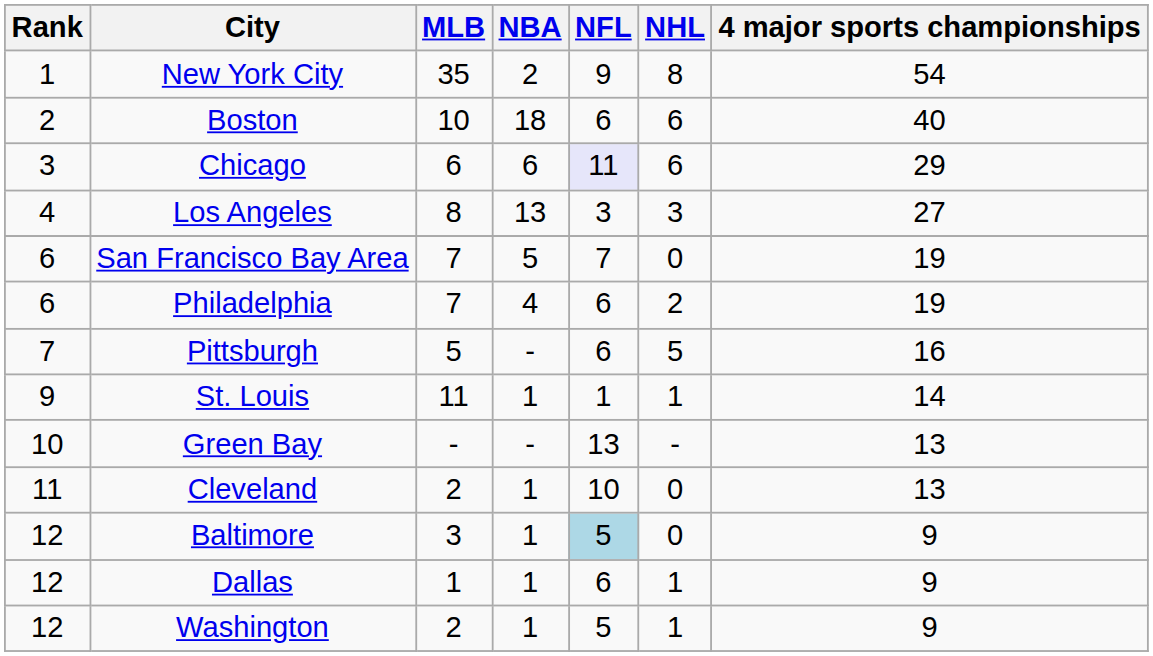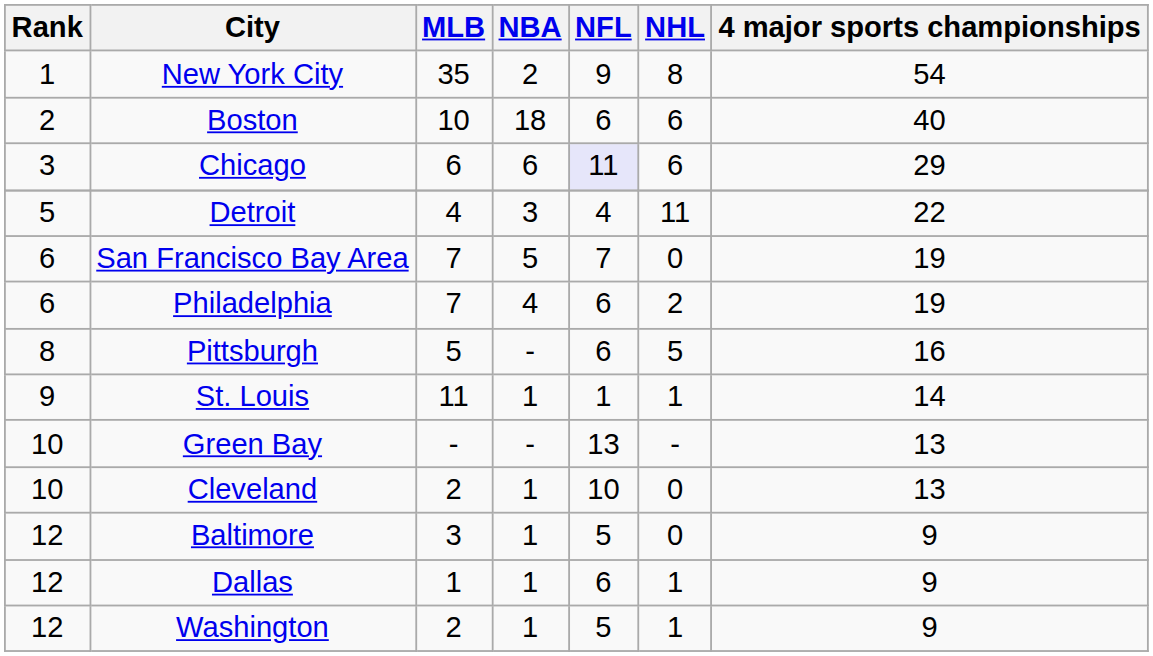- row: (252, 212)
+ row: (252, 212)
(47, 350) 7 -> (47, 350) 8
(47, 489) 11 -> (47, 489) 10
(603, 535) lightblue background -> (603, 535) no background
